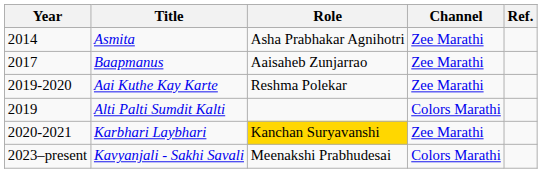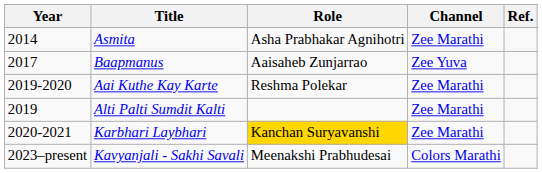(447, 62) Zee Marathi -> (439, 62) Zee Yuva
(456, 109) Colors Marathi -> (447, 109) Zee Marathi
